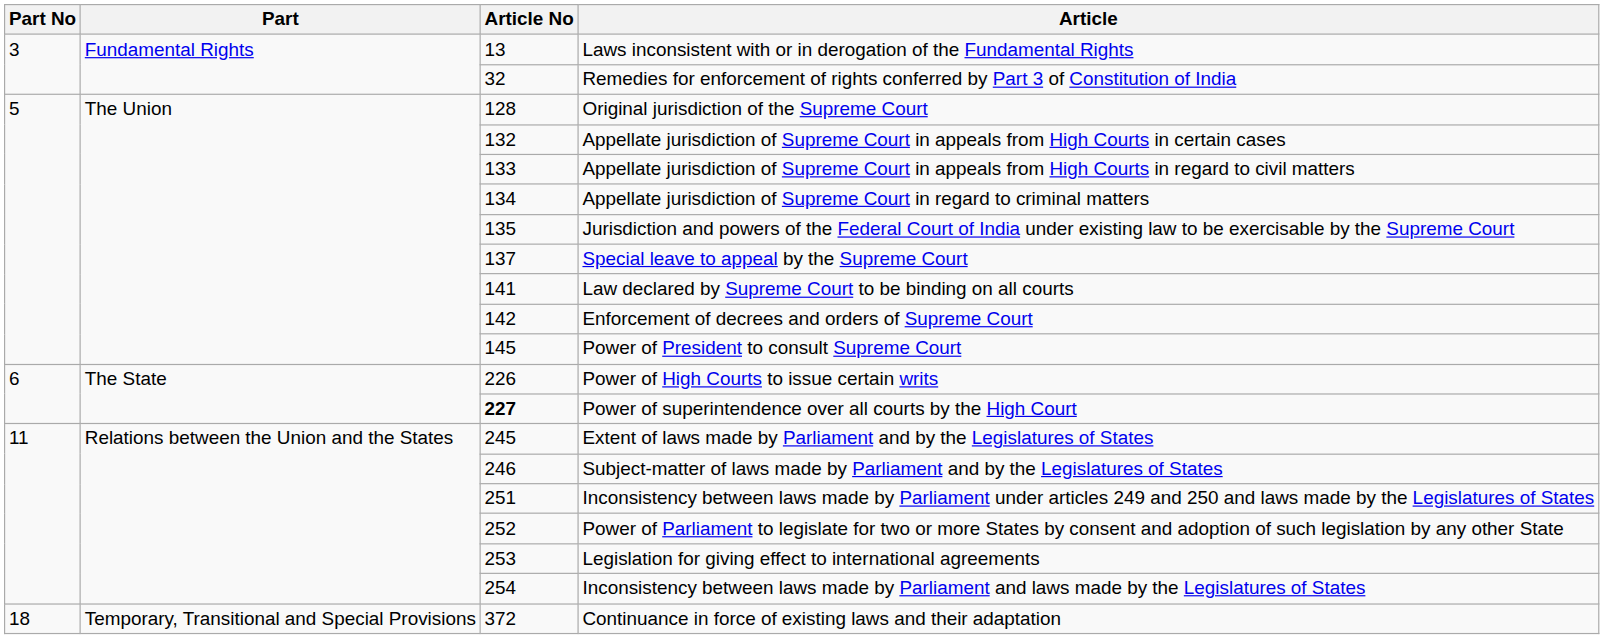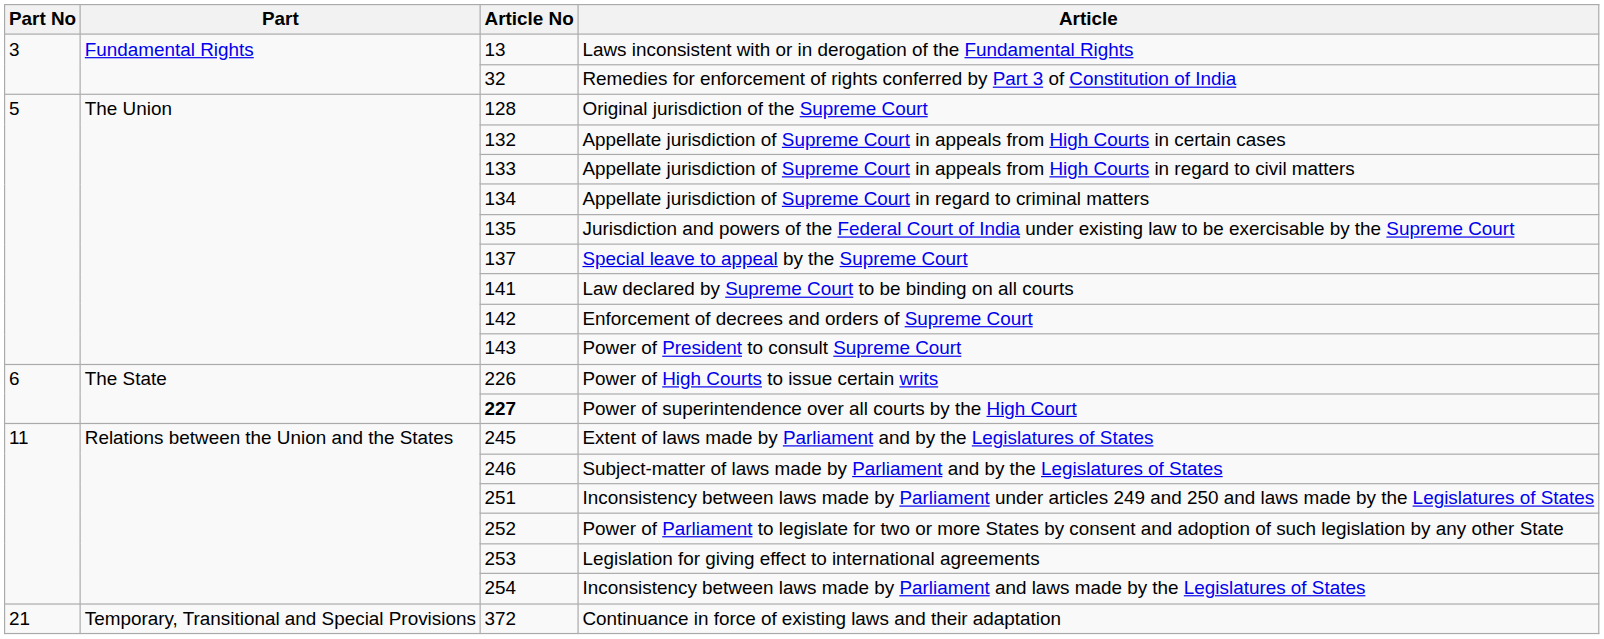(500, 348) 145 -> (500, 348) 143
(19, 618) 18 -> (19, 618) 21
